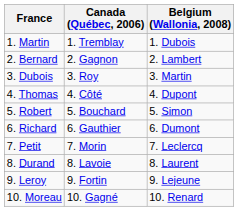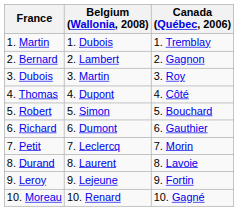columns swapped: (190, 19) <-> (106, 19)
